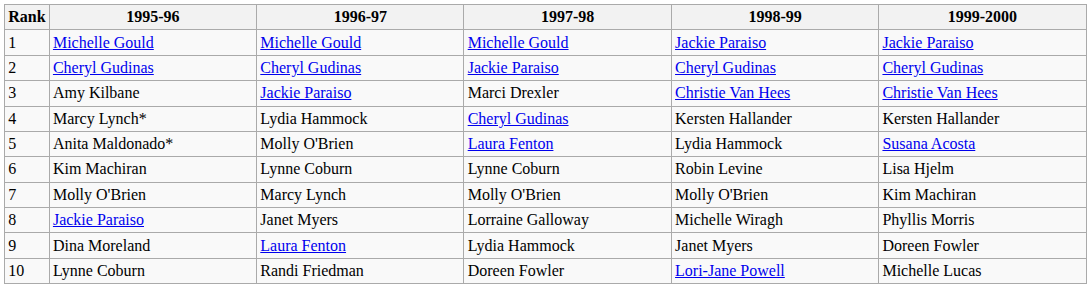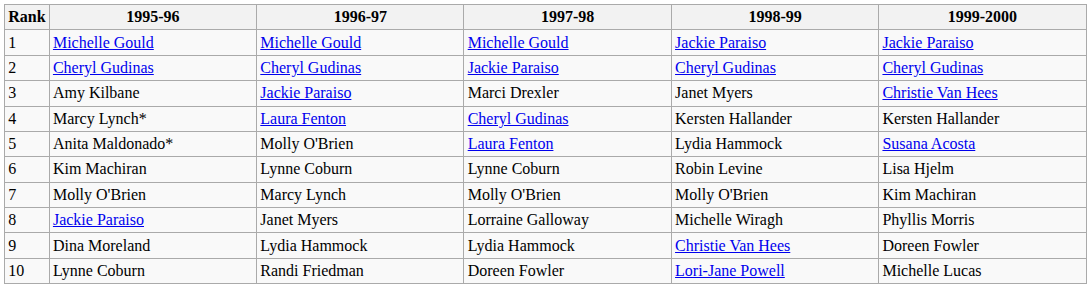(733, 93) Christie Van Hees -> (714, 93) Janet Myers
(314, 118) Lydia Hammock -> (303, 118) Laura Fenton
(303, 245) Laura Fenton -> (314, 245) Lydia Hammock
(714, 245) Janet Myers -> (733, 245) Christie Van Hees
